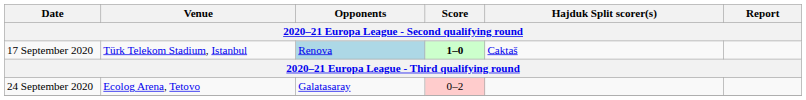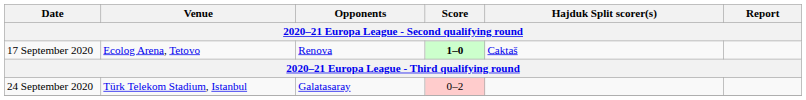(175, 50) Türk Telekom Stadium, Istanbul -> (152, 50) Ecolog Arena, Tetovo
(315, 50) lightblue background -> (315, 50) no background
(152, 87) Ecolog Arena, Tetovo -> (175, 87) Türk Telekom Stadium, Istanbul
